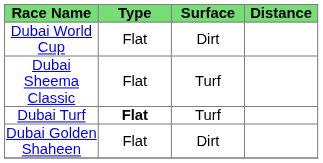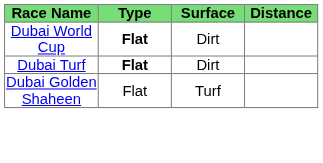(135, 39) normal -> (135, 39) bold
- row: (51, 81)
(208, 115) Turf -> (208, 65) Dirt
(208, 141) Dirt -> (208, 91) Turf
